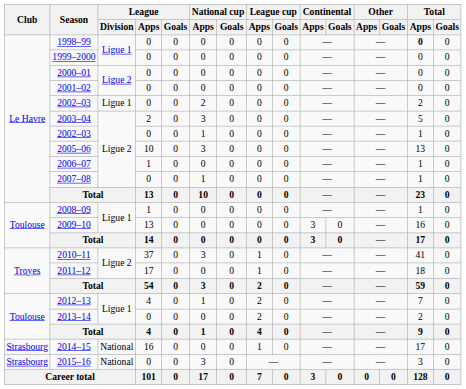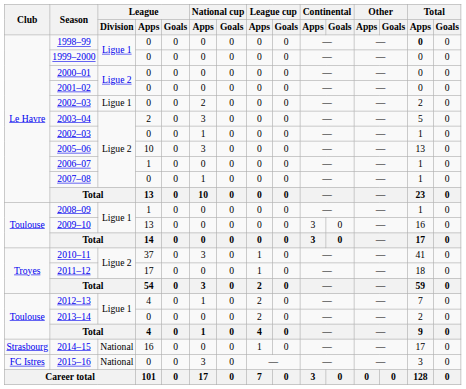(27, 362) Strasbourg -> (27, 362) FC Istres
